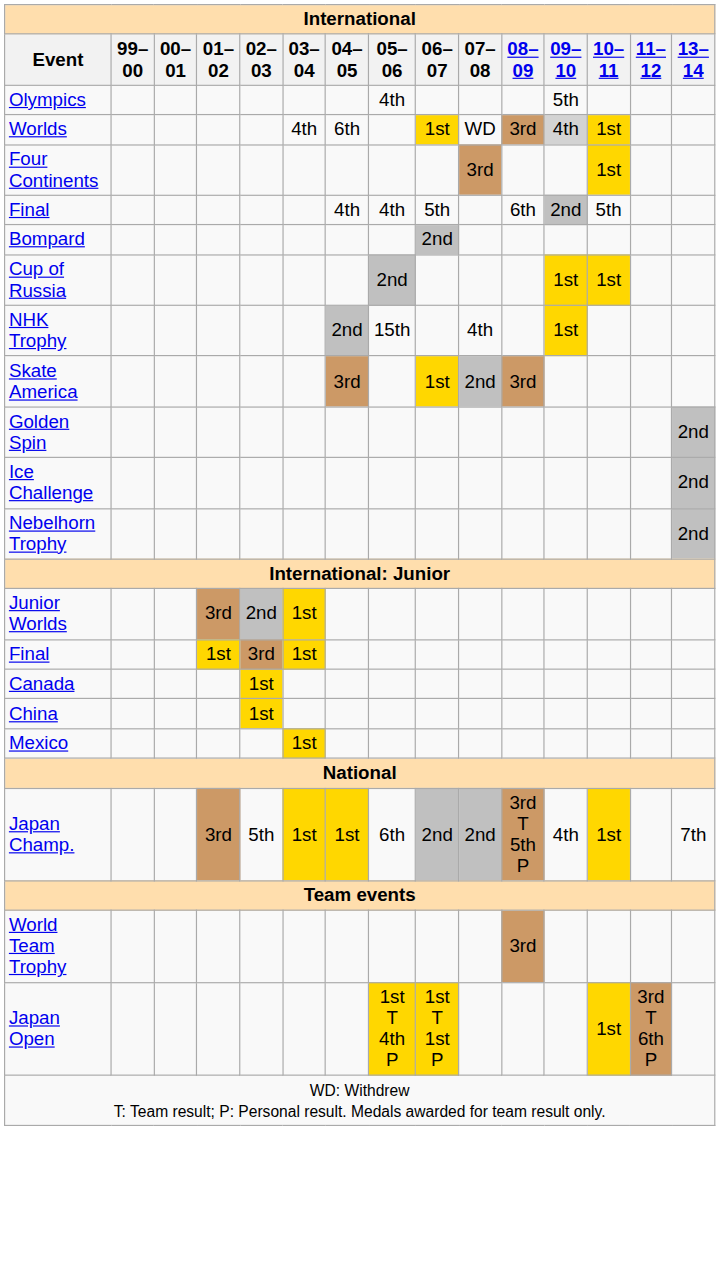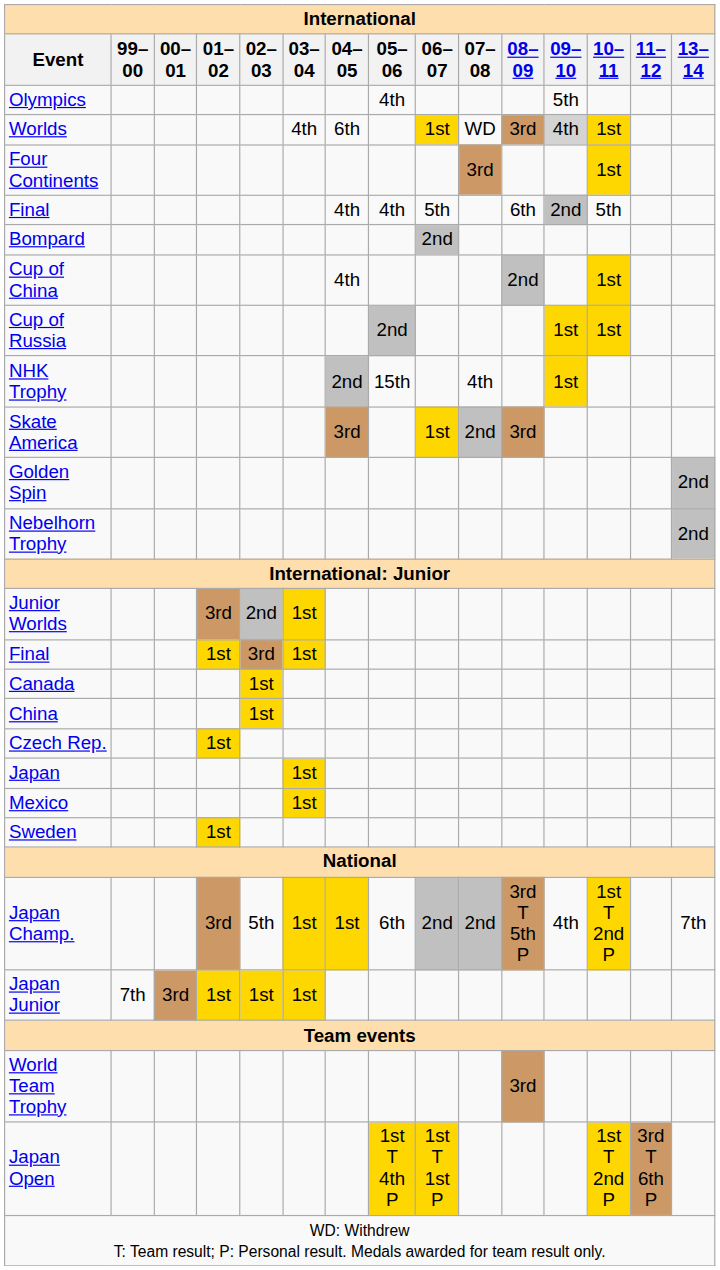+ row: (36, 279)
- row: (51, 482)
+ row: (58, 743)
+ row: (34, 772)
+ row: (43, 832)
(609, 834) 1st -> (609, 923) 1st T 2nd P
+ row: (34, 995)
(609, 1028) 1st -> (609, 1168) 1st T 2nd P
